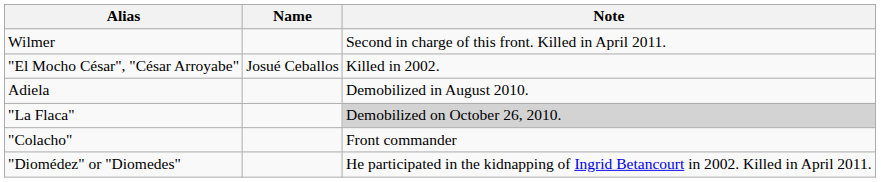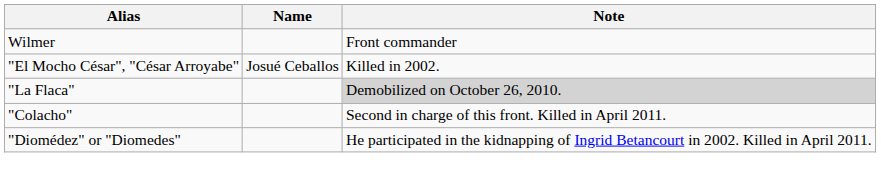(506, 41) Second in charge of this front. Killed in April 2011. -> (401, 41) Front commander
- row: (29, 90)
(401, 139) Front commander -> (506, 115) Second in charge of this front. Killed in April 2011.
